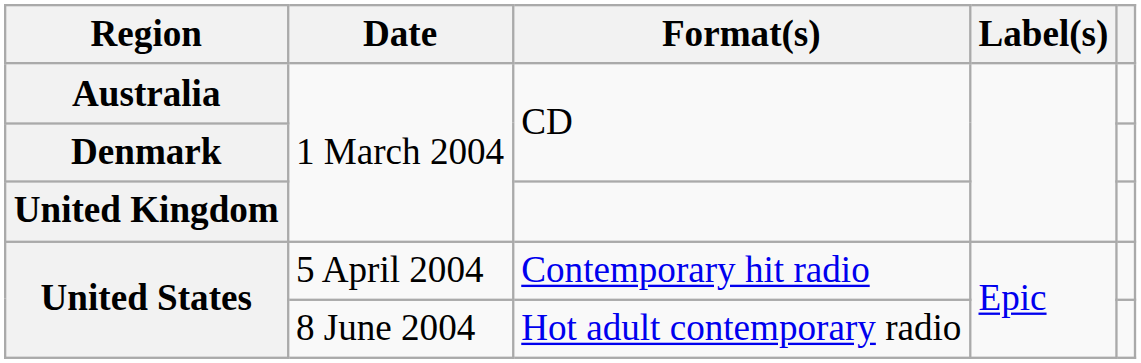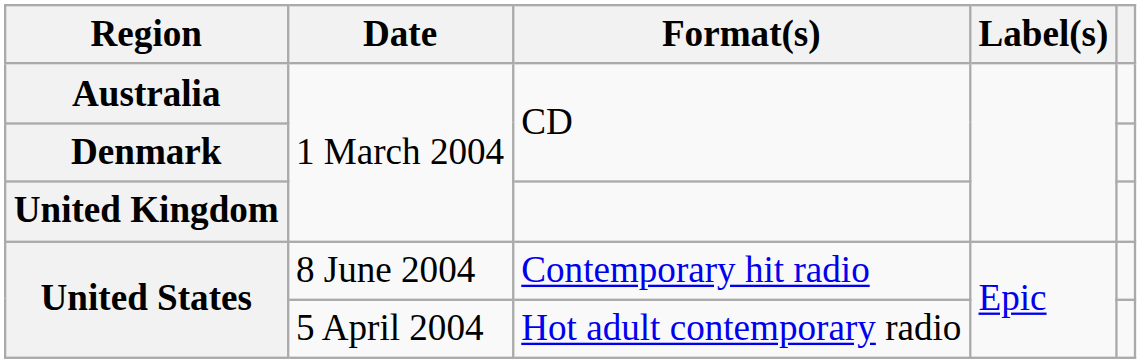(390, 269) 5 April 2004 -> (386, 269) 8 June 2004
(386, 328) 8 June 2004 -> (390, 328) 5 April 2004
